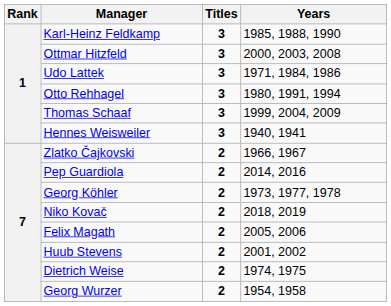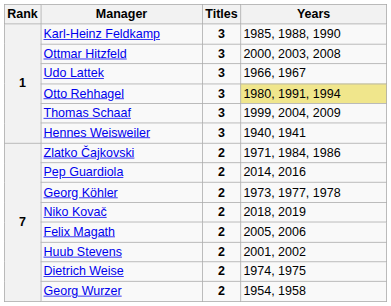(292, 73) 1971, 1984, 1986 -> (275, 73) 1966, 1967
(292, 93) no background -> (292, 93) khaki background
(275, 152) 1966, 1967 -> (292, 152) 1971, 1984, 1986
